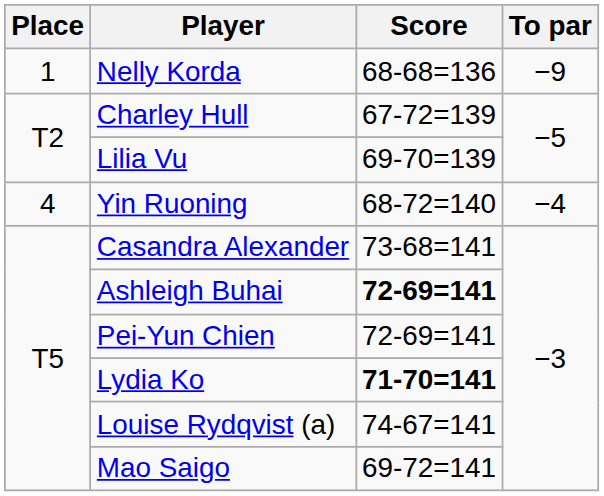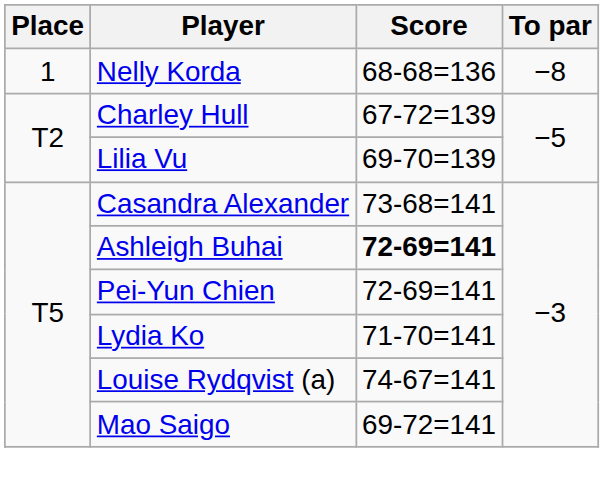(550, 70) −9 -> (550, 70) −8
- row: (172, 203)
(429, 379) bold -> (429, 335) normal
